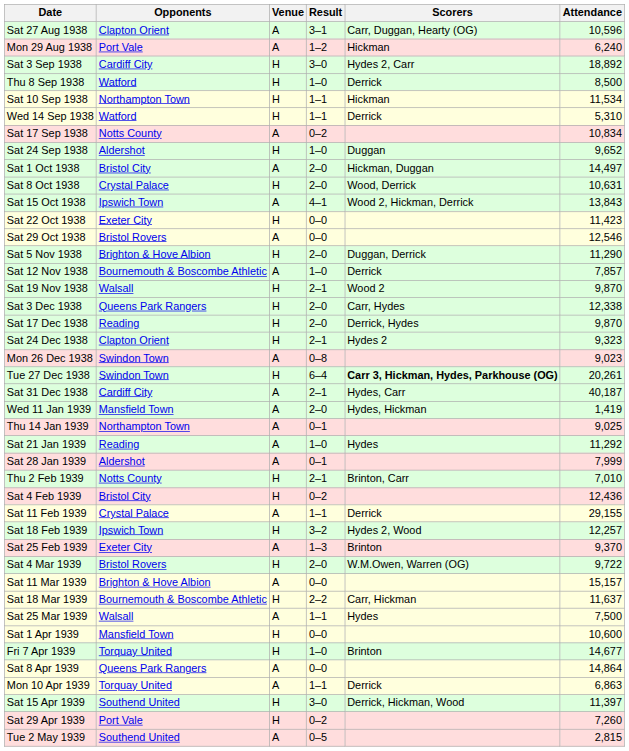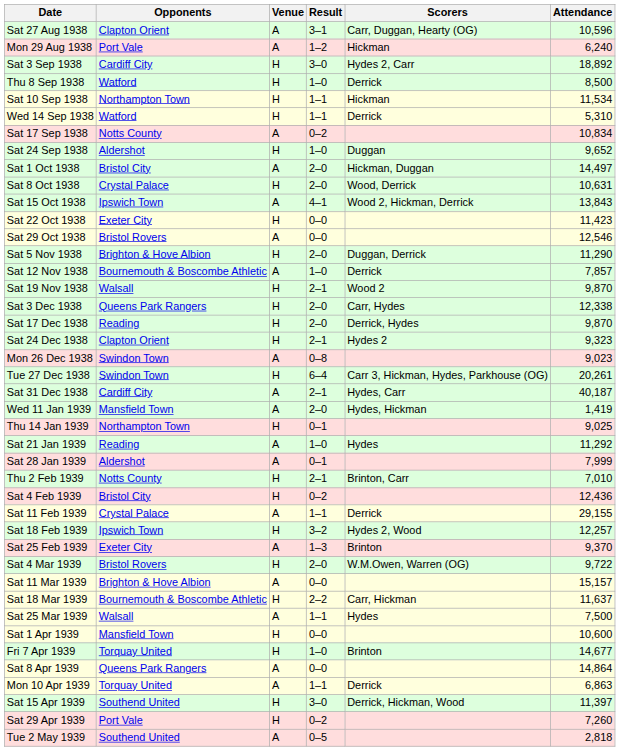(452, 375) bold -> (448, 375) normal
(276, 427) A -> (276, 427) H
(608, 737) 2,815 -> (599, 737) 2,818
